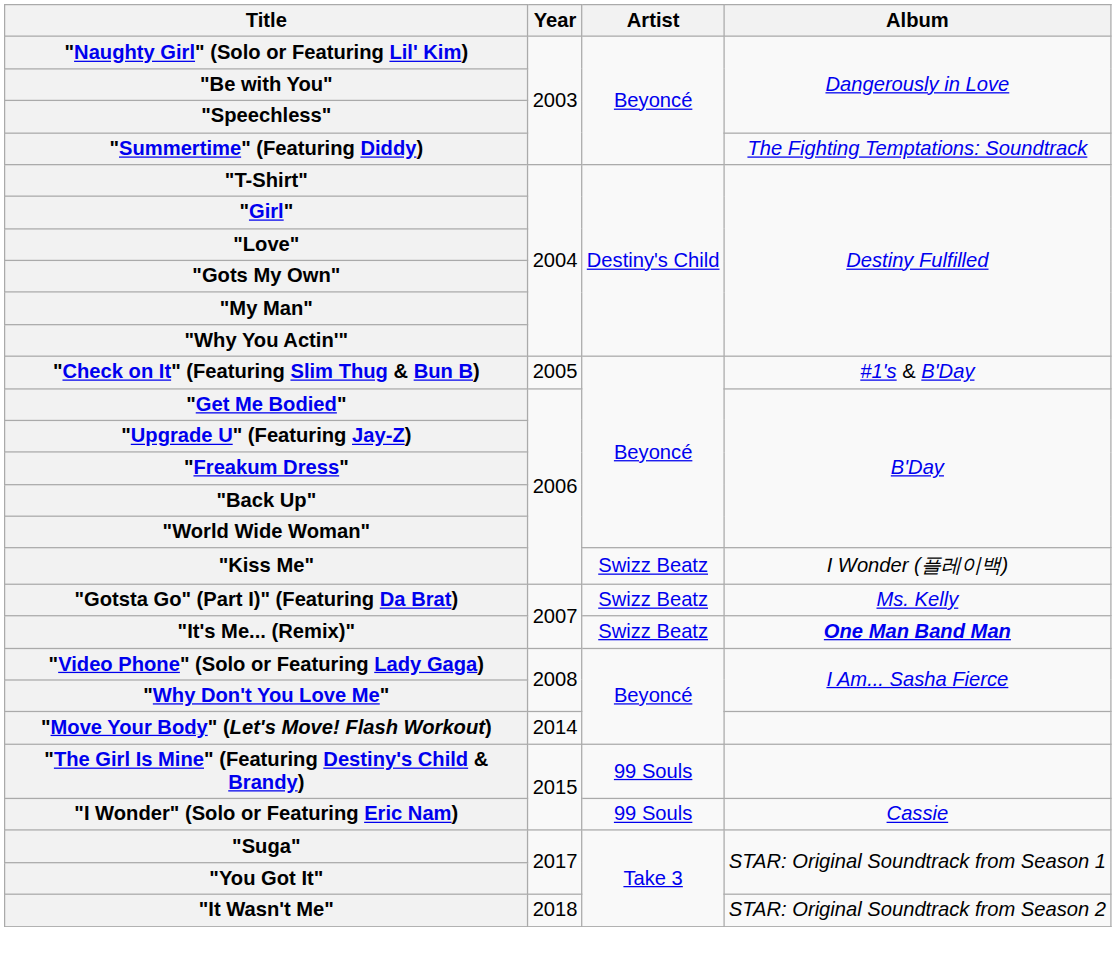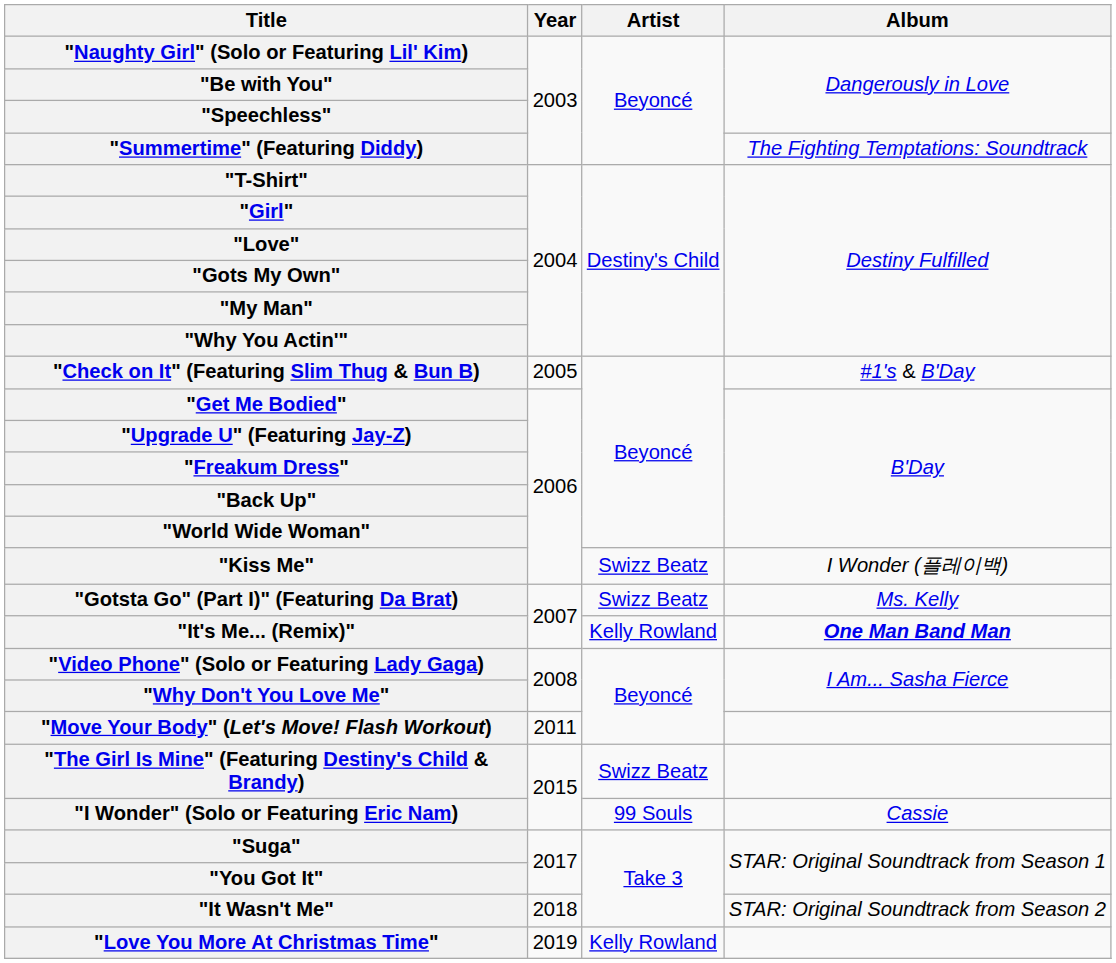(653, 631) Swizz Beatz -> (653, 631) Kelly Rowland
(555, 727) 2014 -> (555, 727) 2011
(653, 770) 99 Souls -> (653, 770) Swizz Beatz
+ row: (266, 942)
